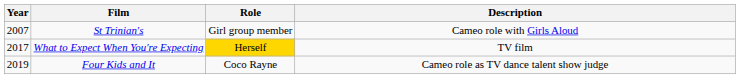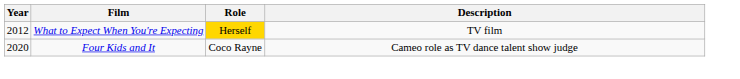- row: (119, 30)
(18, 47) 2017 -> (18, 30) 2012
(18, 64) 2019 -> (18, 47) 2020
